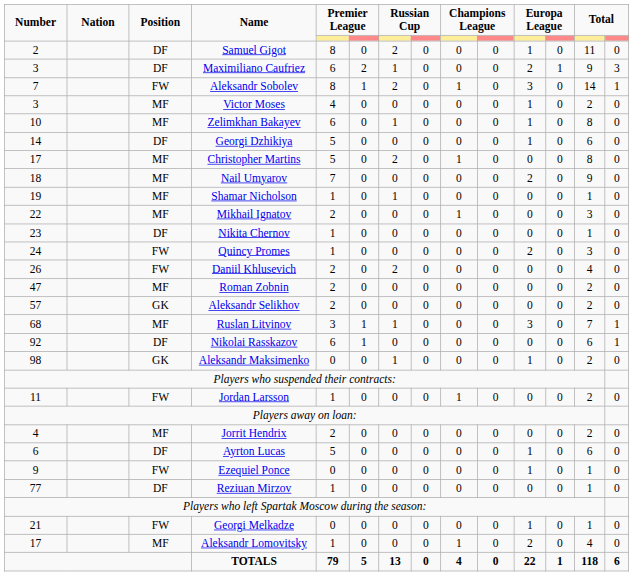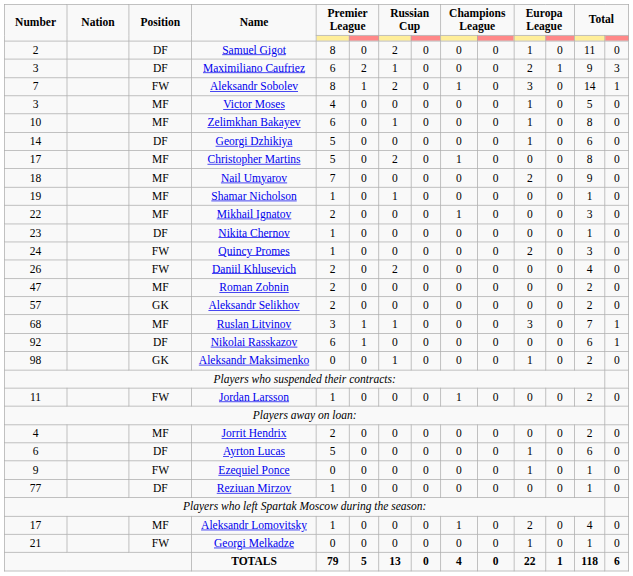(590, 104) 2 -> (590, 104) 5
rows swapped: (254, 543) <-> (254, 525)
